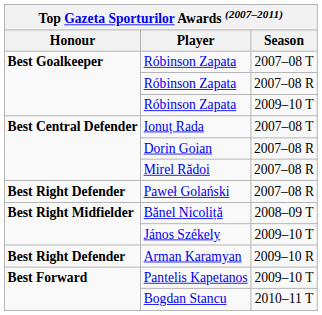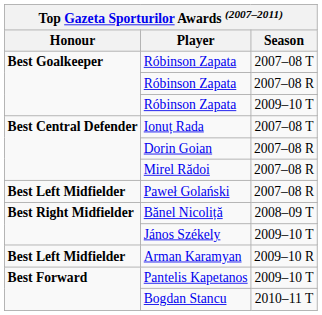(66, 191) Best Right Defender -> (66, 191) Best Left Midfielder
(66, 256) Best Right Defender -> (66, 256) Best Left Midfielder
